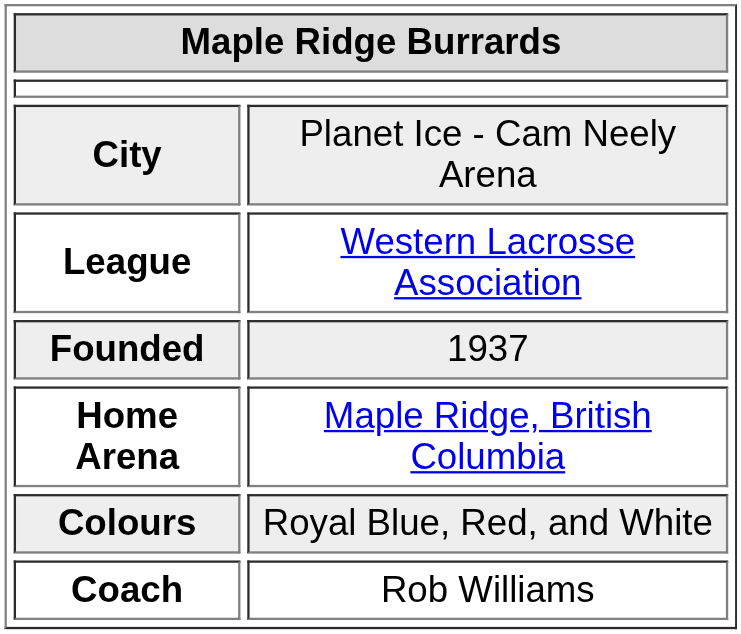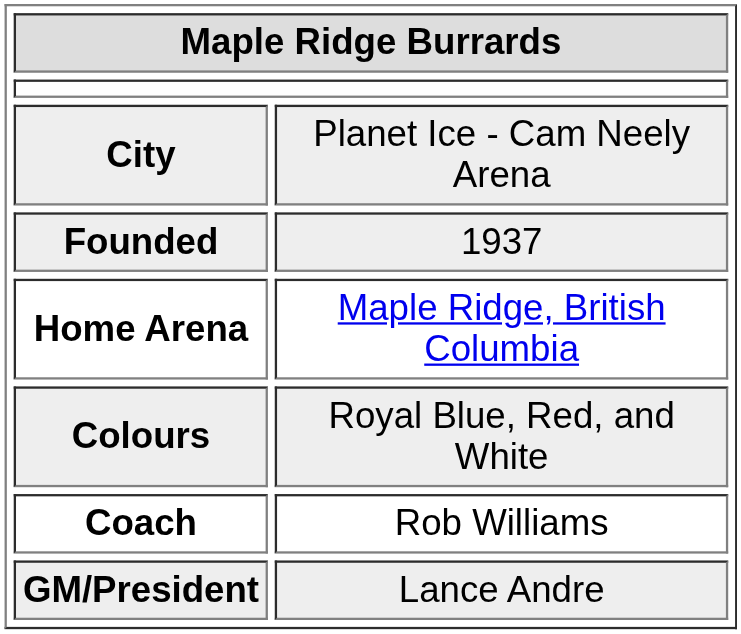- row: (127, 262)
+ row: (141, 589)
